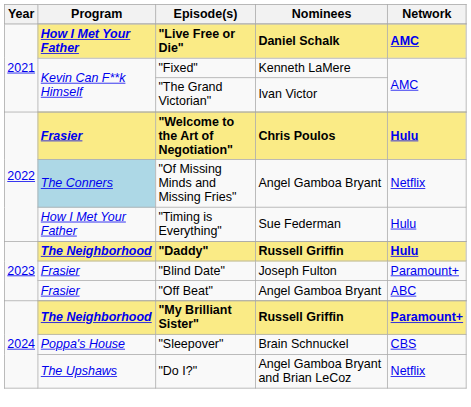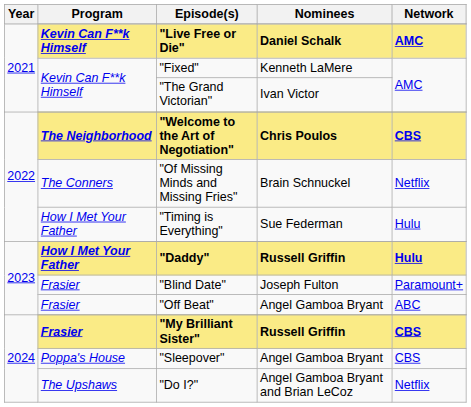(86, 41) How I Met Your Father -> (85, 41) Kevin Can F**k Himself
(62, 135) Frasier -> (96, 135) The Neighborhood
(404, 135) Hulu -> (408, 135) CBS
(77, 183) lightblue background -> (77, 183) no background
(320, 183) Angel Gamboa Bryant -> (305, 183) Brain Schnuckel
(96, 251) The Neighborhood -> (86, 258) How I Met Your Father
(96, 317) The Neighborhood -> (62, 331) Frasier
(427, 317) Paramount+ -> (408, 331) CBS
(303, 344) Brain Schnuckel -> (321, 358) Angel Gamboa Bryant
